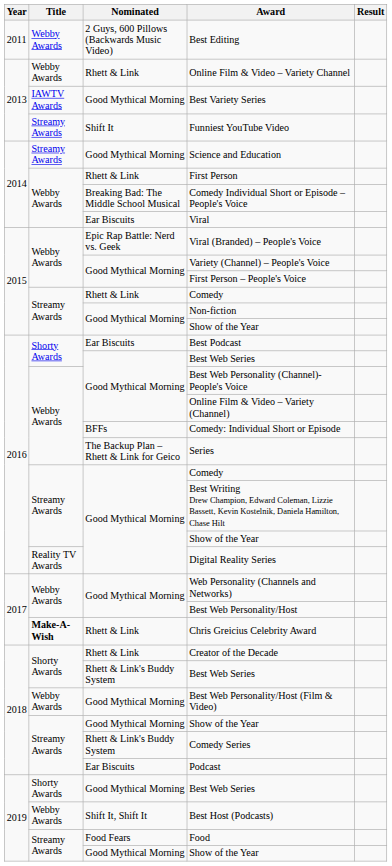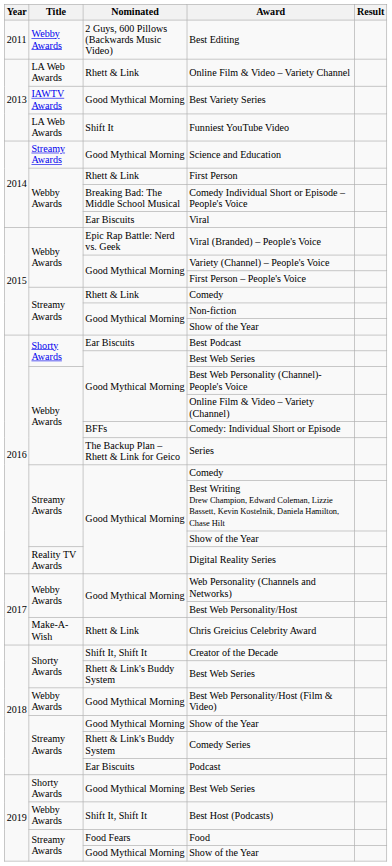(47, 72) Webby Awards -> (48, 72) LA Web Awards
(48, 127) Streamy Awards -> (48, 127) LA Web Awards
(51, 631) bold -> (50, 631) normal
(112, 652) Rhett & Link -> (116, 652) Shift It, Shift It
